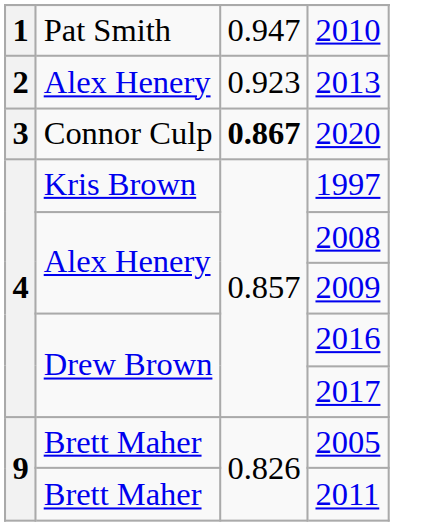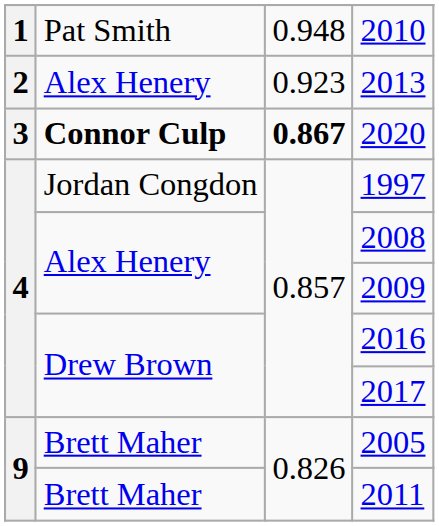(264, 30) 0.947 -> (309, 30) 0.948
(128, 133) normal -> (135, 133) bold
(120, 184) Kris Brown -> (151, 184) Jordan Congdon
